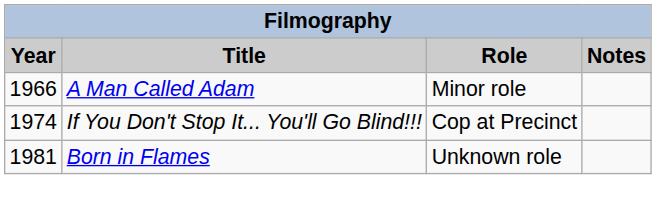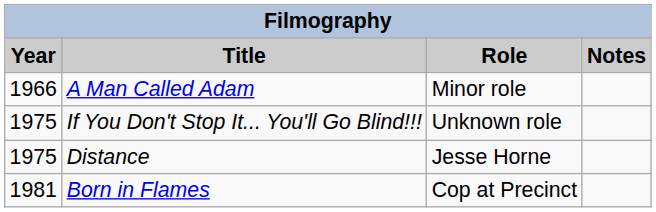(33, 122) 1974 -> (33, 122) 1975
(504, 122) Cop at Precinct -> (497, 122) Unknown role
+ row: (108, 156)
(497, 156) Unknown role -> (504, 190) Cop at Precinct
